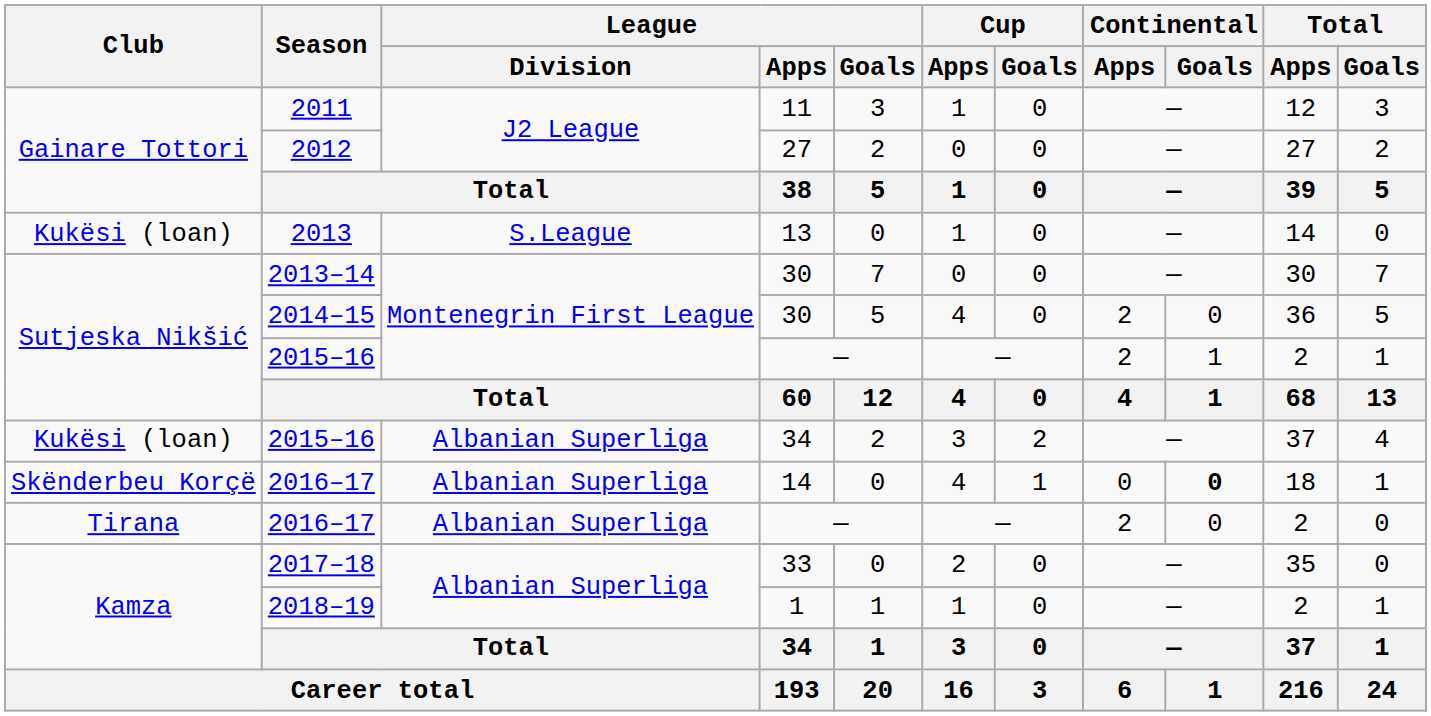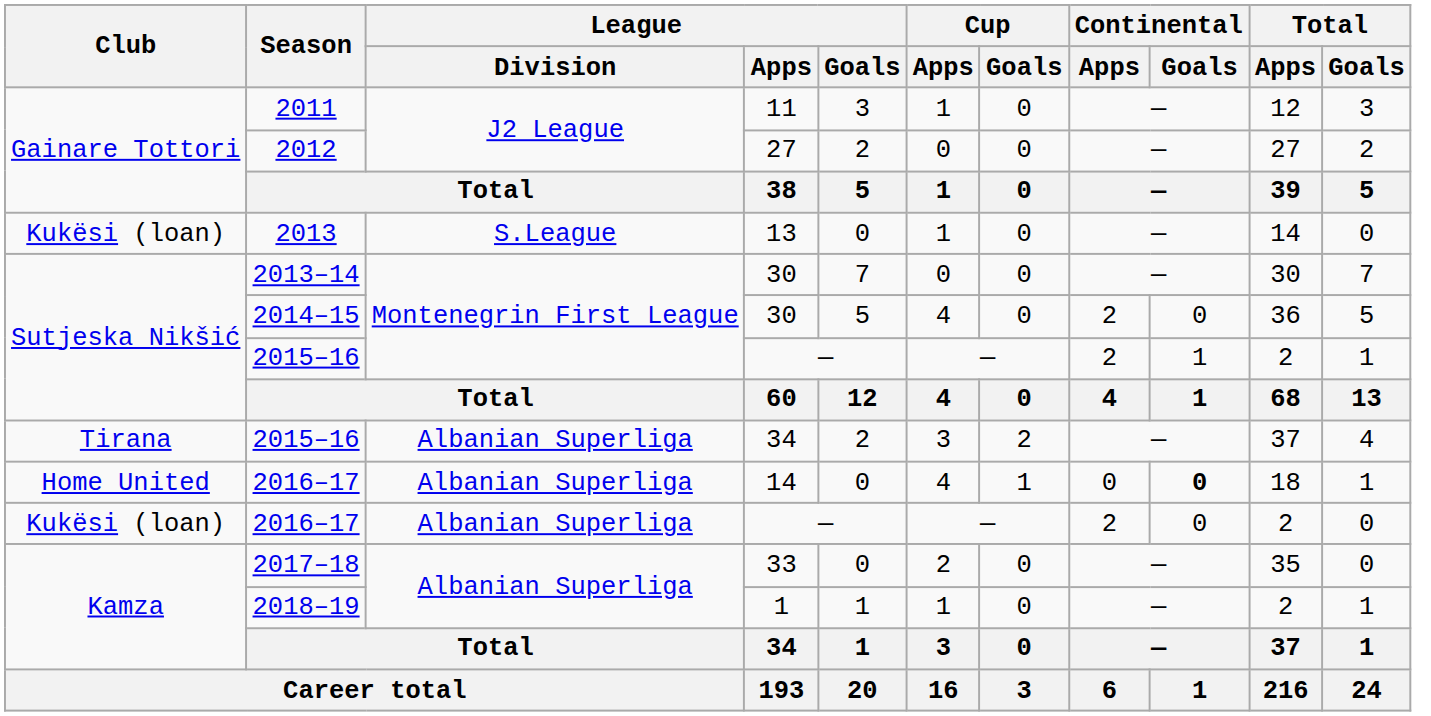(133, 441) Kukësi (loan) -> (126, 441) Tirana
(133, 483) Skënderbeu Korçë -> (126, 483) Home United
(133, 524) Tirana -> (126, 524) Kukësi (loan)
